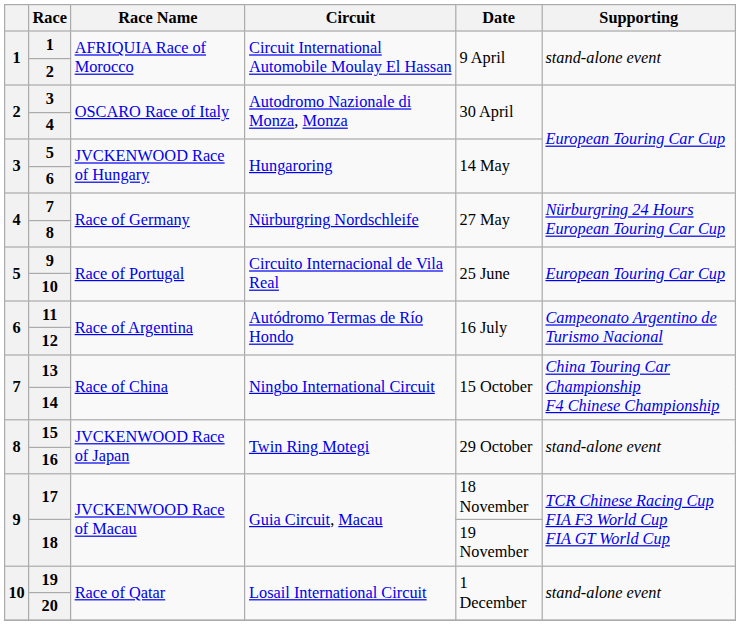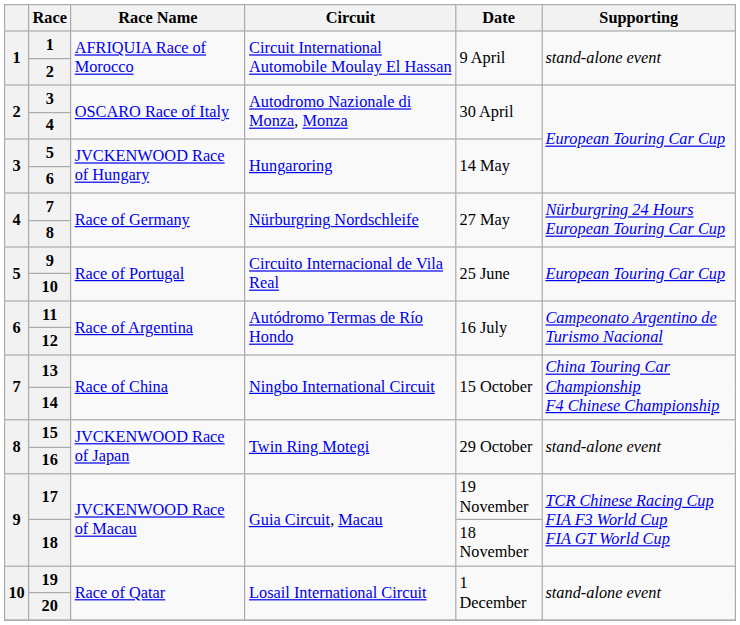(494, 496) 18 November -> (494, 496) 19 November
(494, 542) 19 November -> (494, 542) 18 November
